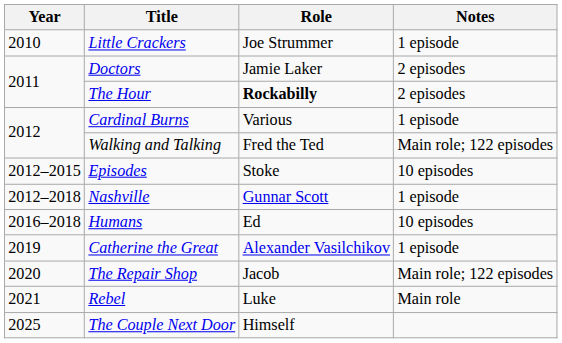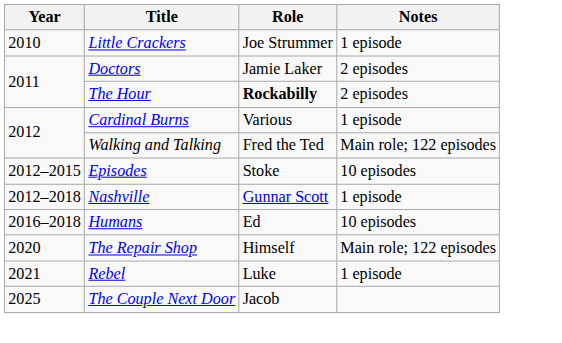- row: (153, 247)
(261, 273) Jacob -> (269, 247) Himself
(429, 299) Main role -> (371, 273) 1 episode
(269, 324) Himself -> (261, 299) Jacob
